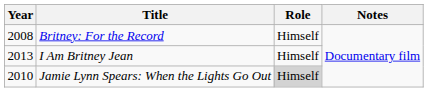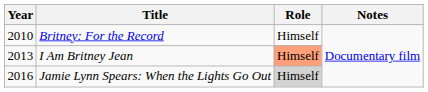(20, 35) 2008 -> (20, 35) 2010
(298, 55) no background -> (298, 55) lightsalmon background
(20, 76) 2010 -> (20, 76) 2016
